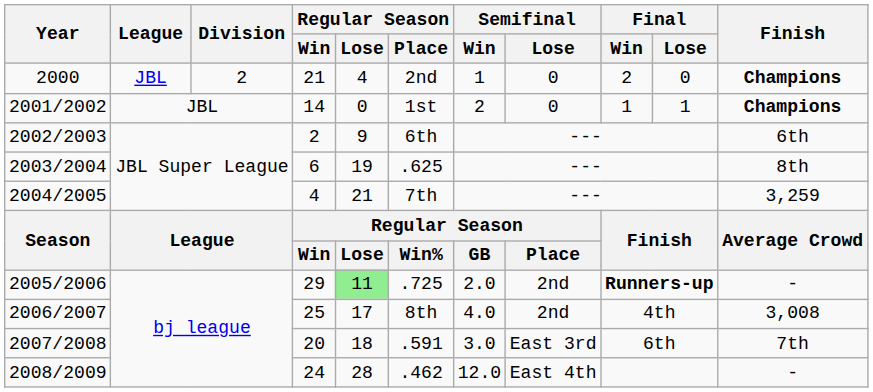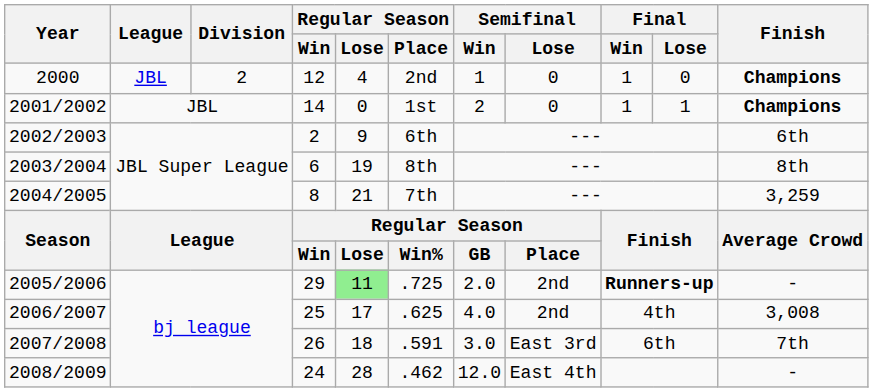(314, 78) 21 -> (314, 78) 12
(627, 78) 2 -> (627, 78) 1
(421, 167) .625 -> (421, 167) 8th
(314, 196) 4 -> (314, 196) 8
(421, 314) 8th -> (421, 314) .625
(314, 343) 20 -> (314, 343) 26
